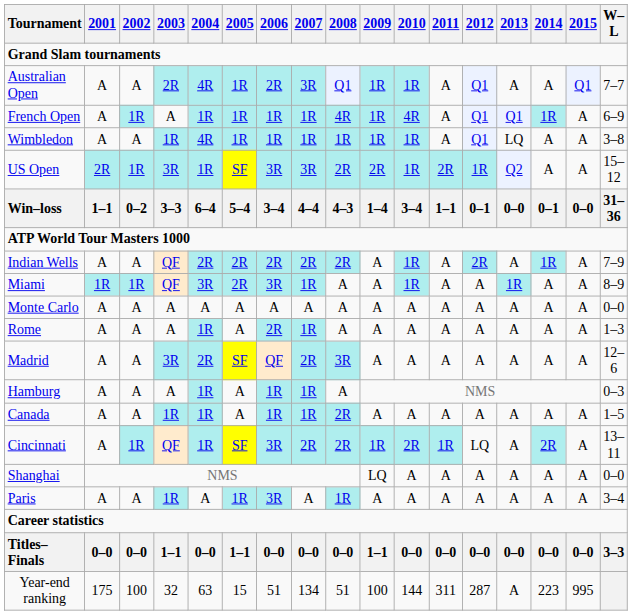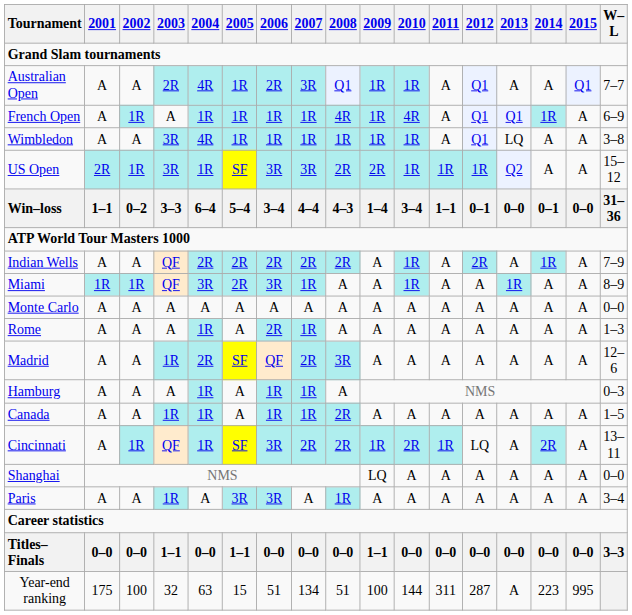(171, 138) 1R -> (171, 138) 3R
(446, 169) 2R -> (446, 169) 1R
(171, 360) 3R -> (171, 360) 1R
(240, 497) 1R -> (240, 497) 3R
